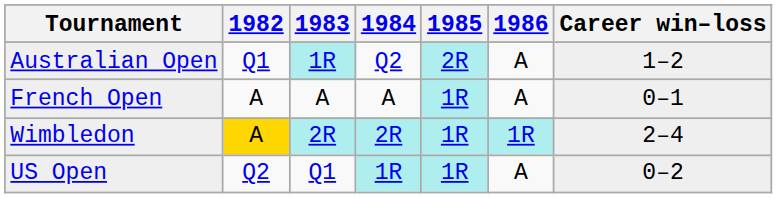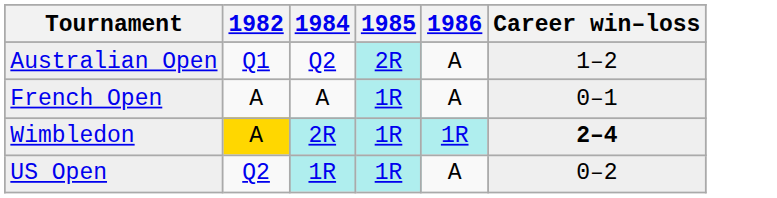- column: (322, 24)
(663, 136) normal -> (597, 136) bold
